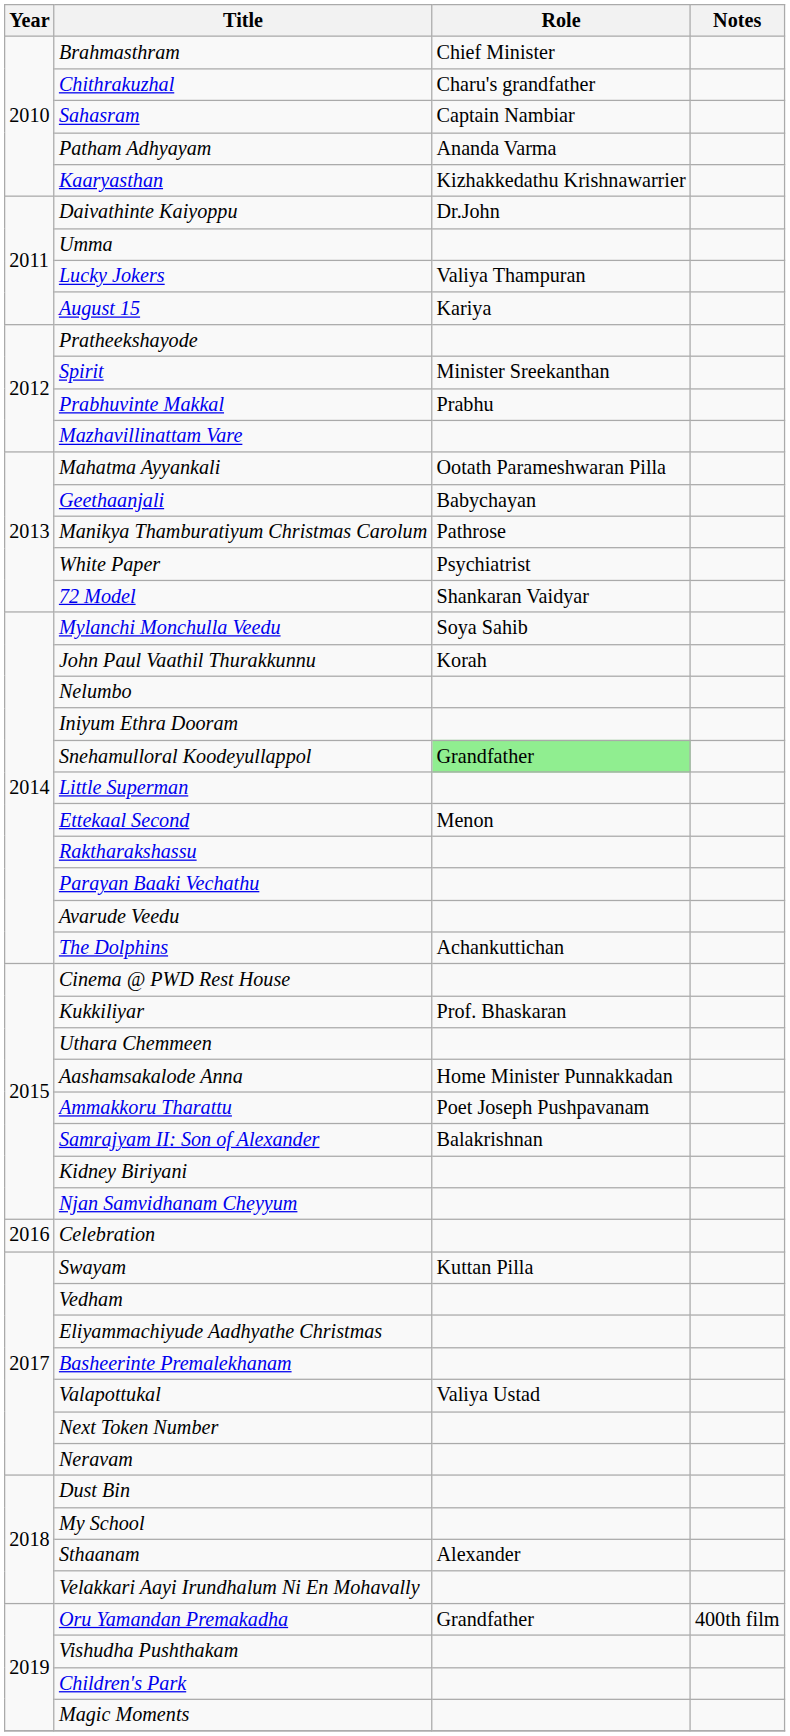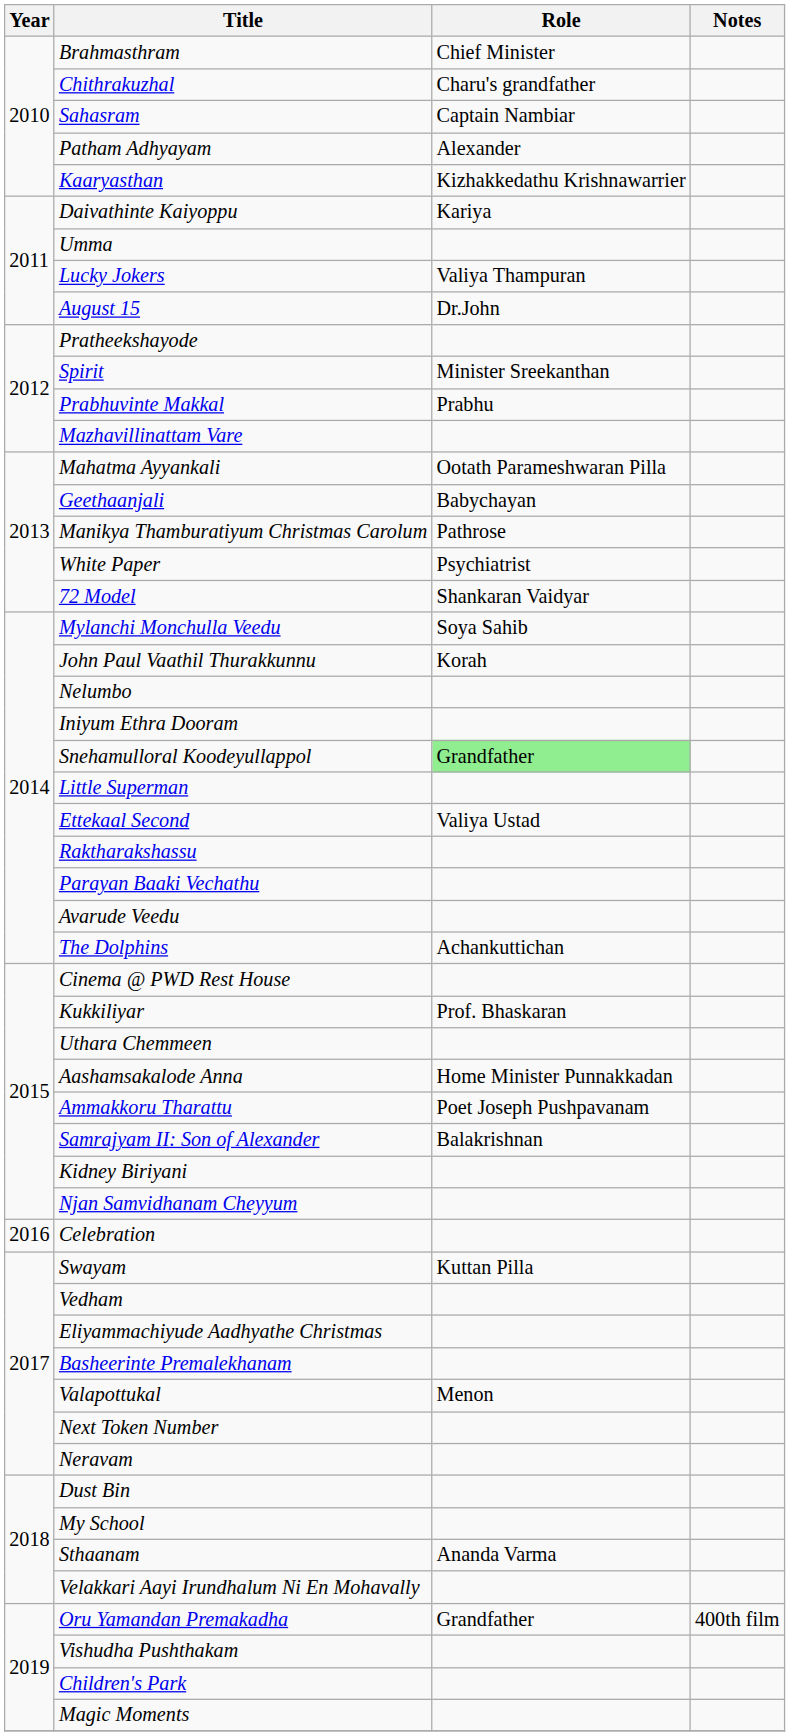(496, 148) Ananda Varma -> (478, 148) Alexander
(468, 212) Dr.John -> (464, 212) Kariya
(464, 308) Kariya -> (468, 308) Dr.John
(465, 819) Menon -> (488, 819) Valiya Ustad
(488, 1395) Valiya Ustad -> (465, 1395) Menon
(478, 1555) Alexander -> (496, 1555) Ananda Varma
